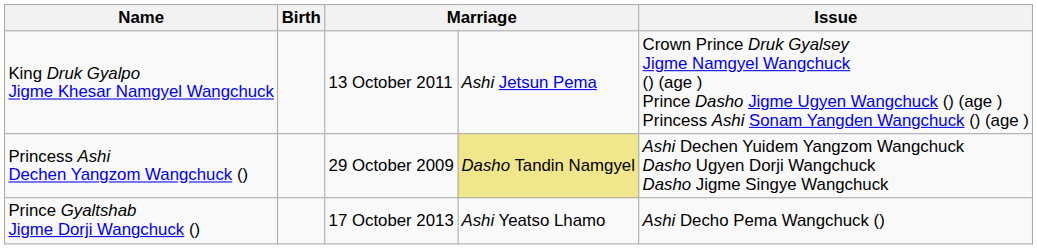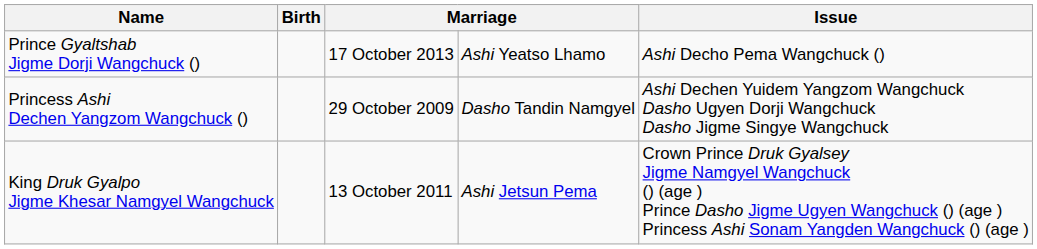rows swapped: (141, 82) <-> (104, 220)
(548, 165) khaki background -> (548, 108) no background
